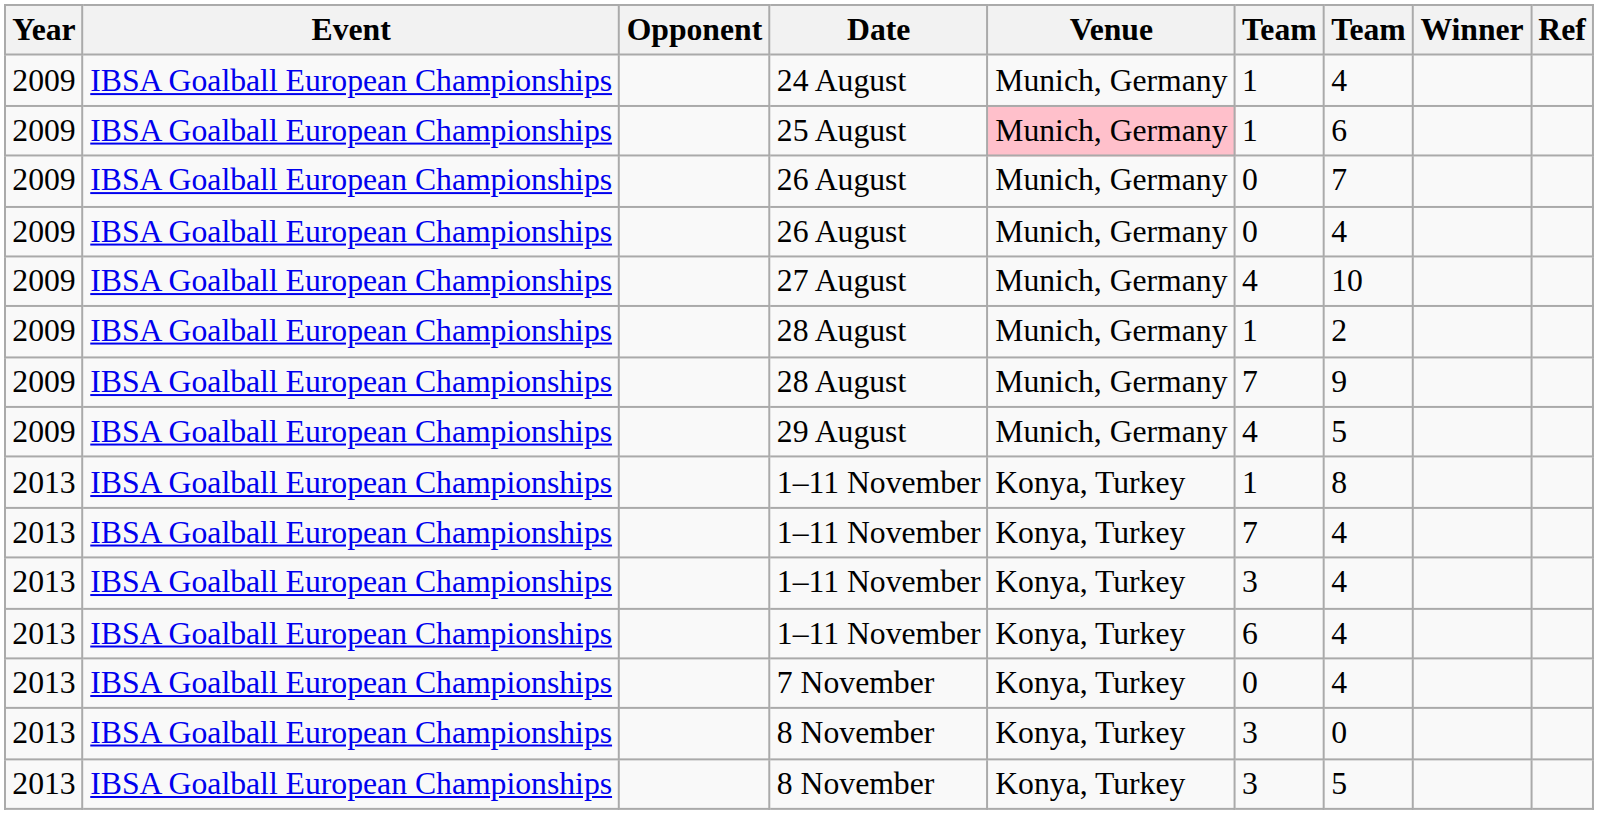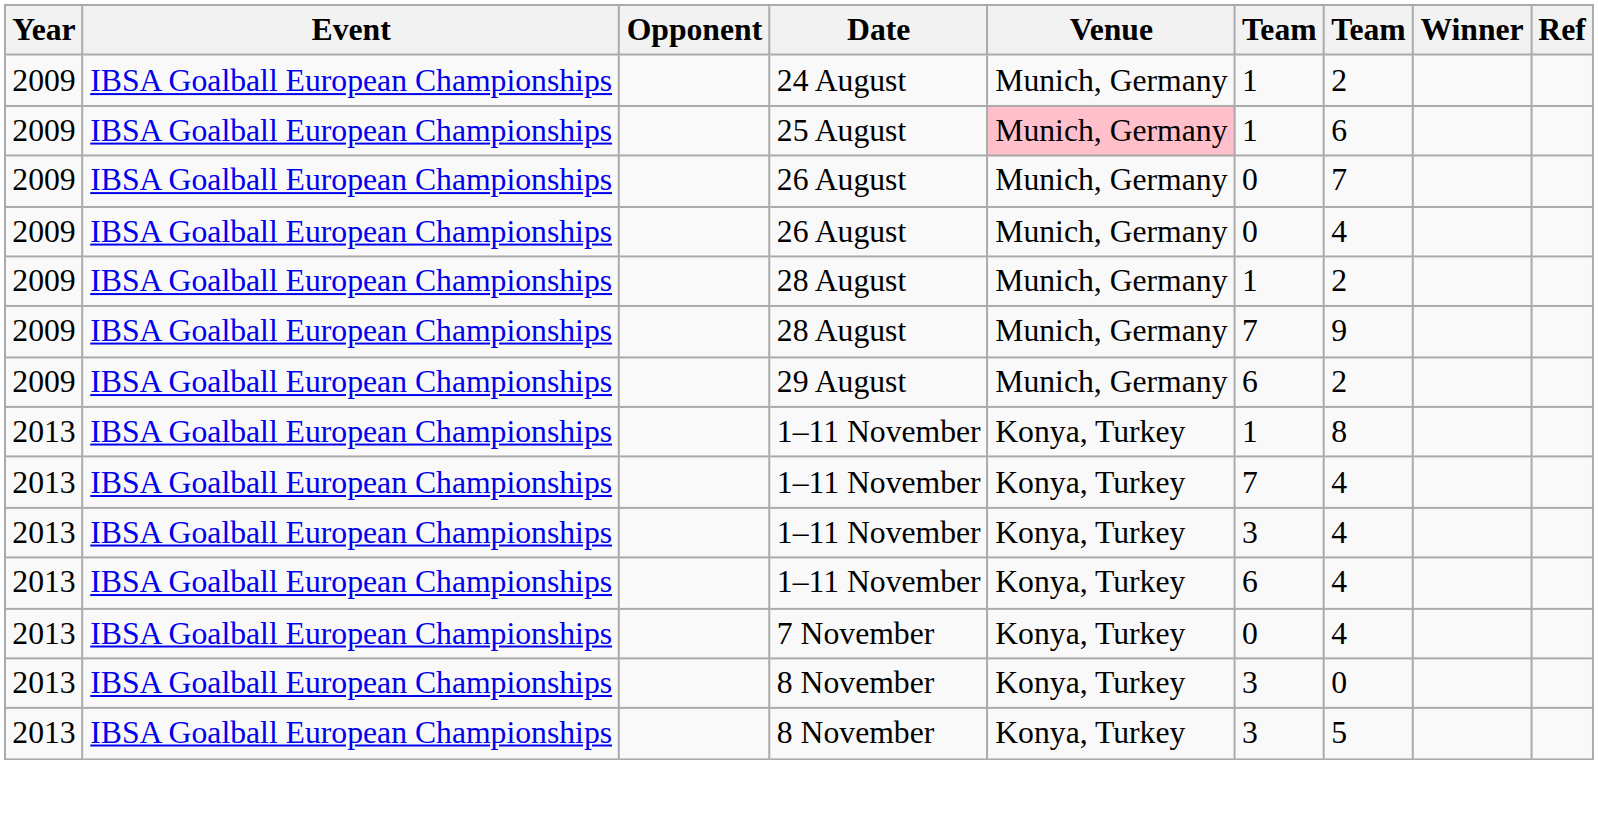(1339, 79) 4 -> (1339, 79) 2
- row: (44, 280)
(1250, 431) 4 -> (1250, 381) 6
(1339, 431) 5 -> (1339, 381) 2
